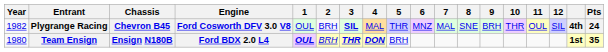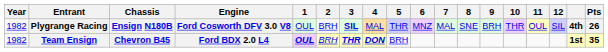(142, 26) Chevron B45 -> (142, 26) Ensign N180B
(594, 26) 24 -> (594, 26) 26
(17, 41) 1980 -> (17, 41) 1982
(142, 41) Ensign N180B -> (142, 41) Chevron B45
